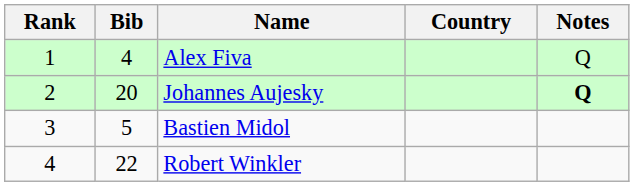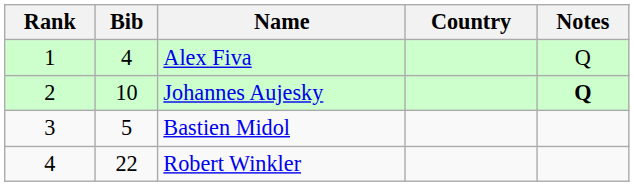(127, 92) 20 -> (127, 92) 10
